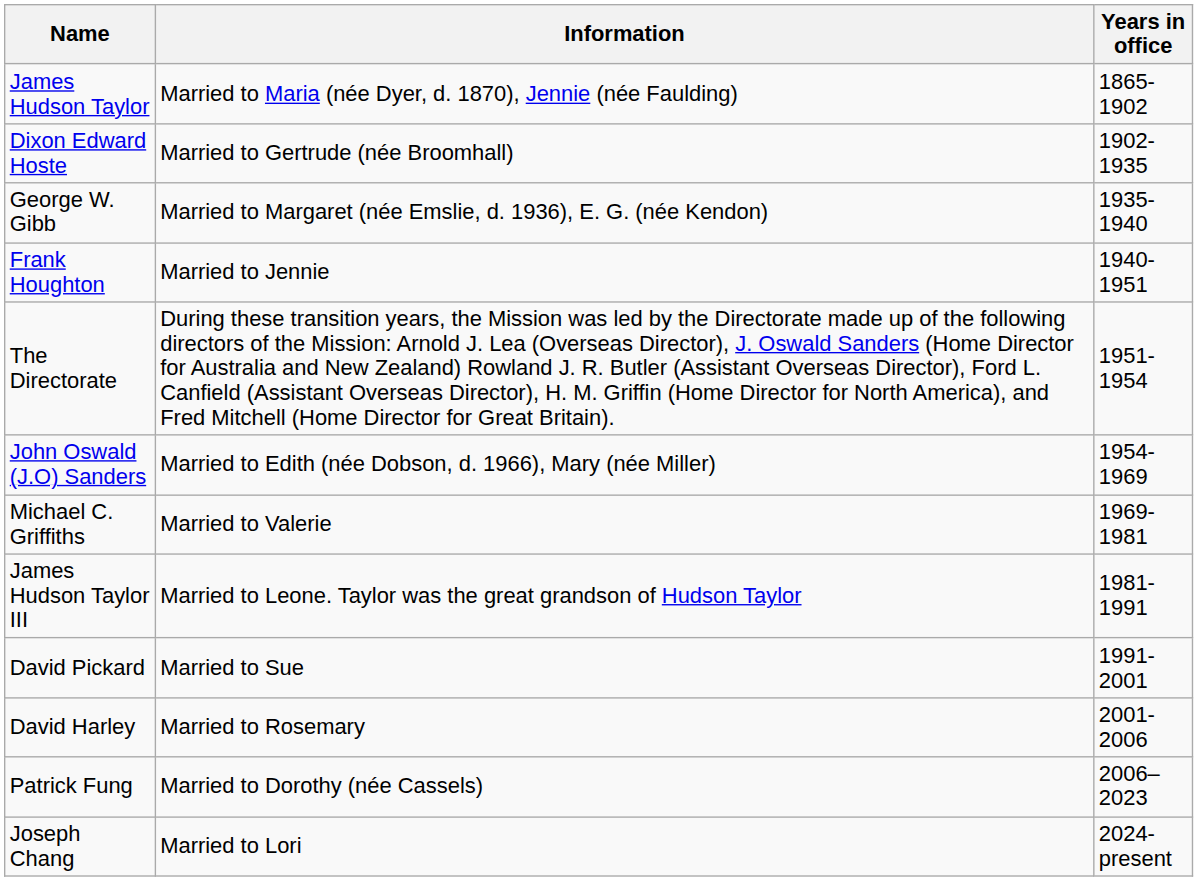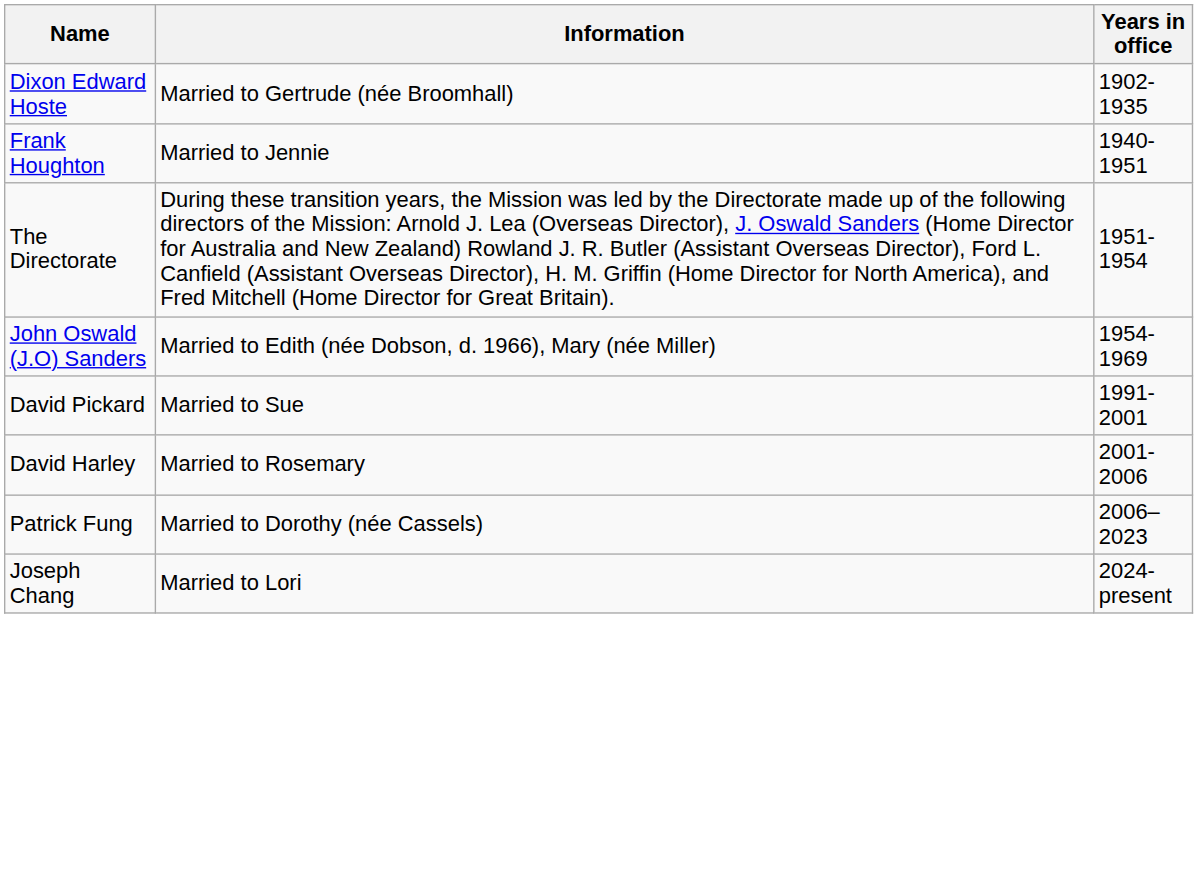- row: (80, 93)
- row: (62, 212)
- row: (62, 524)
- row: (80, 595)
